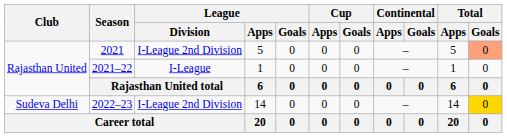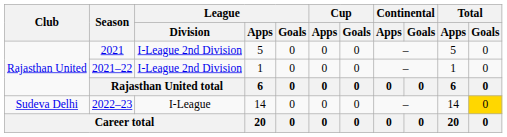(485, 50) lightsalmon background -> (485, 50) no background
(190, 68) I-League -> (190, 68) I-League 2nd Division
(190, 104) I-League 2nd Division -> (190, 104) I-League
